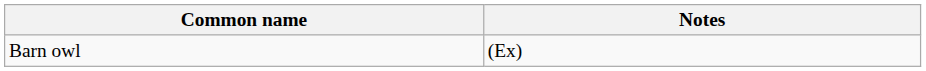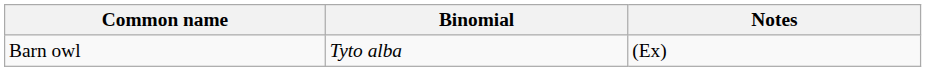+ column: (477, 19)
